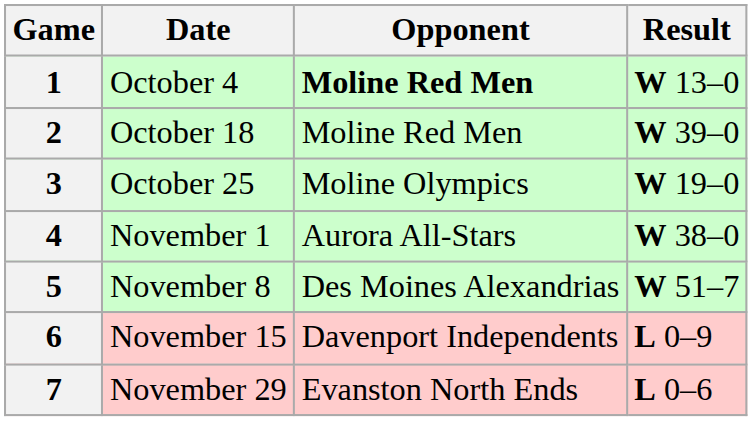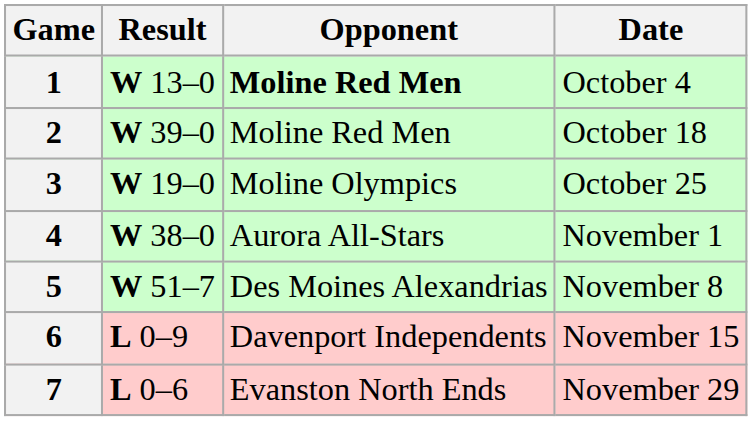columns swapped: (198, 30) <-> (687, 30)
